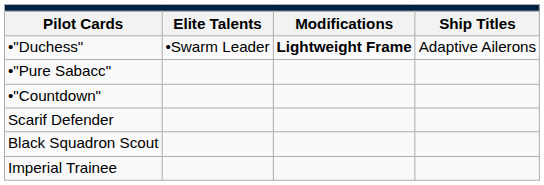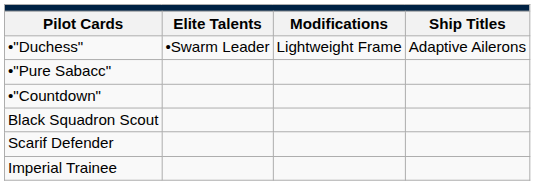(344, 47) bold -> (339, 47) normal
rows swapped: (83, 144) <-> (61, 119)
